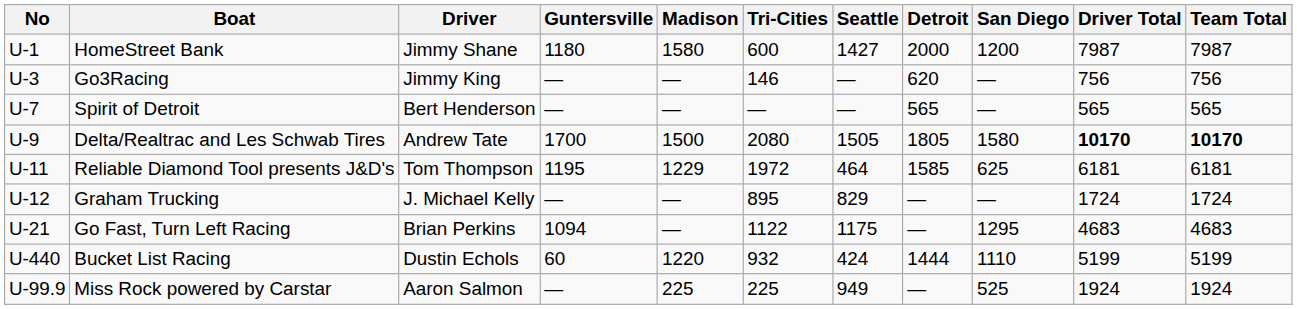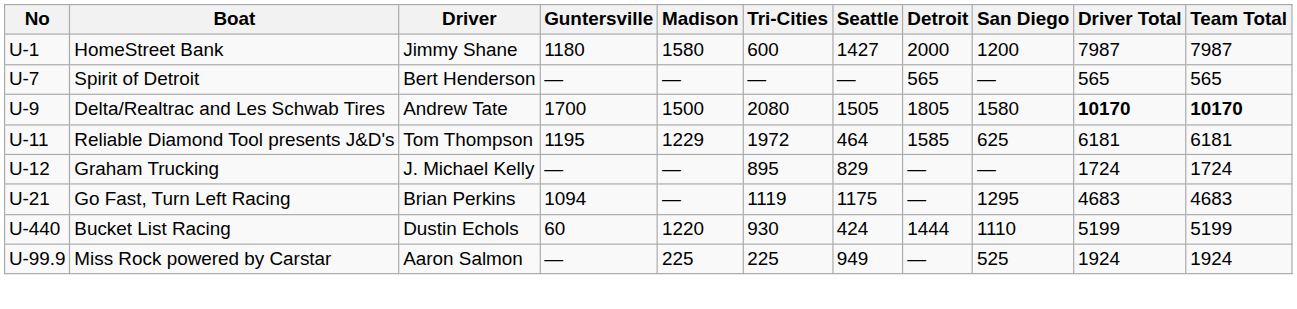- row: (122, 79)
(768, 229) 1122 -> (767, 199) 1119
(763, 259) 932 -> (763, 229) 930
